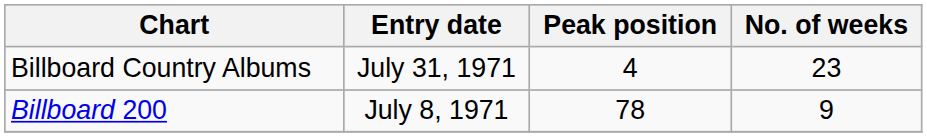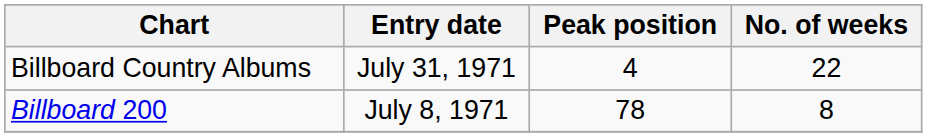(826, 68) 23 -> (826, 68) 22
(826, 110) 9 -> (826, 110) 8
